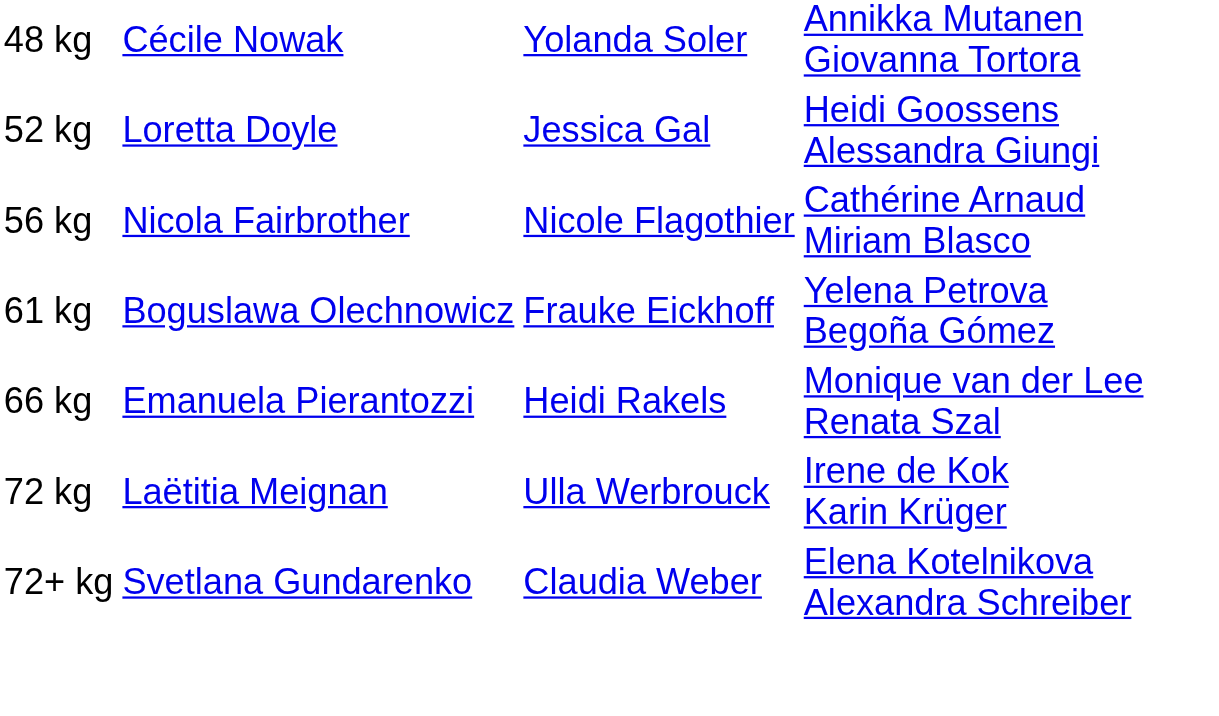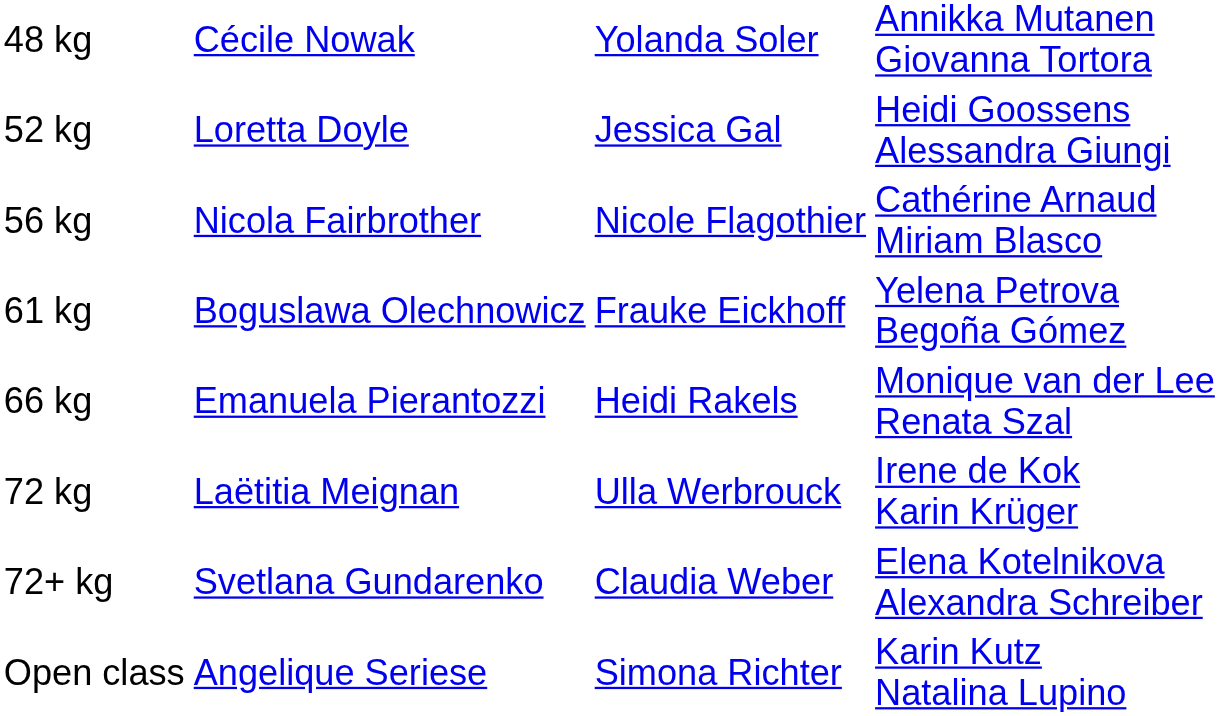+ row: (94, 672)
